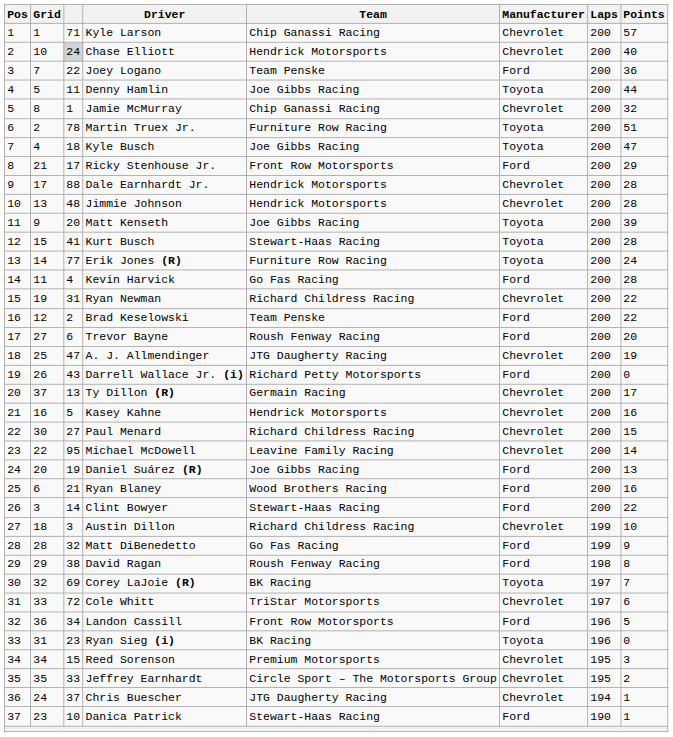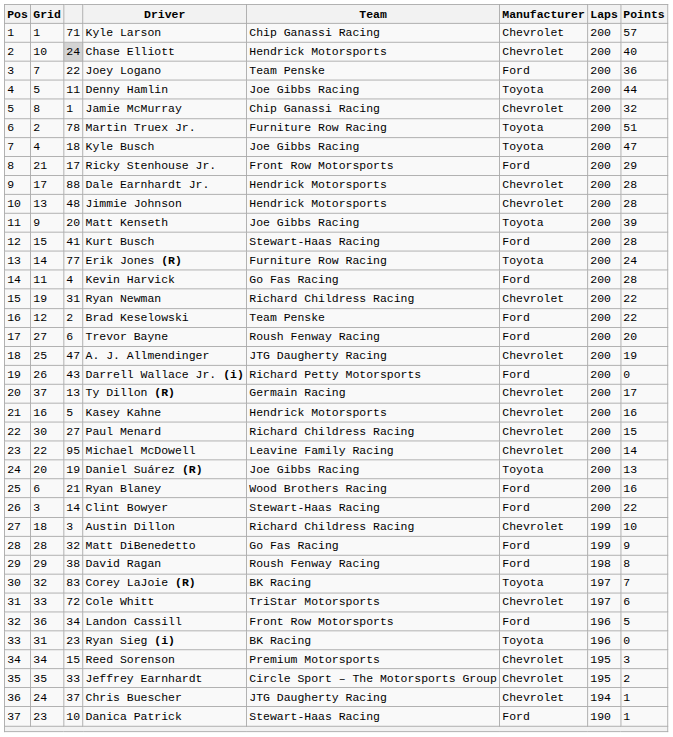(523, 241) Toyota -> (516, 241) Ford
(516, 469) Ford -> (523, 469) Toyota
(73, 583) 69 -> (73, 583) 83
